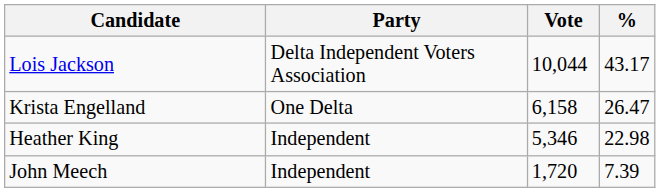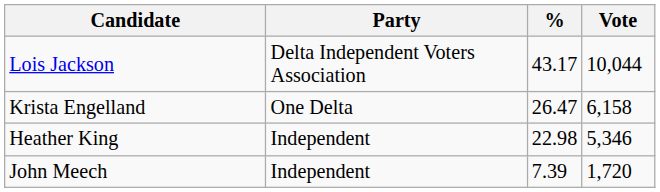columns swapped: (563, 20) <-> (627, 20)
